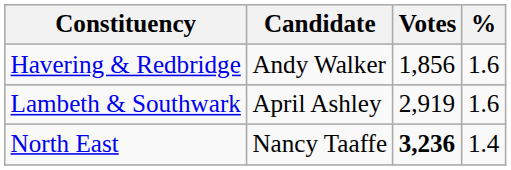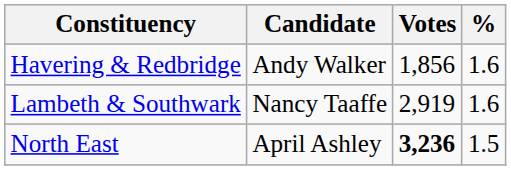(317, 104) April Ashley -> (320, 104) Nancy Taaffe
(320, 143) Nancy Taaffe -> (317, 143) April Ashley
(484, 143) 1.4 -> (484, 143) 1.5
